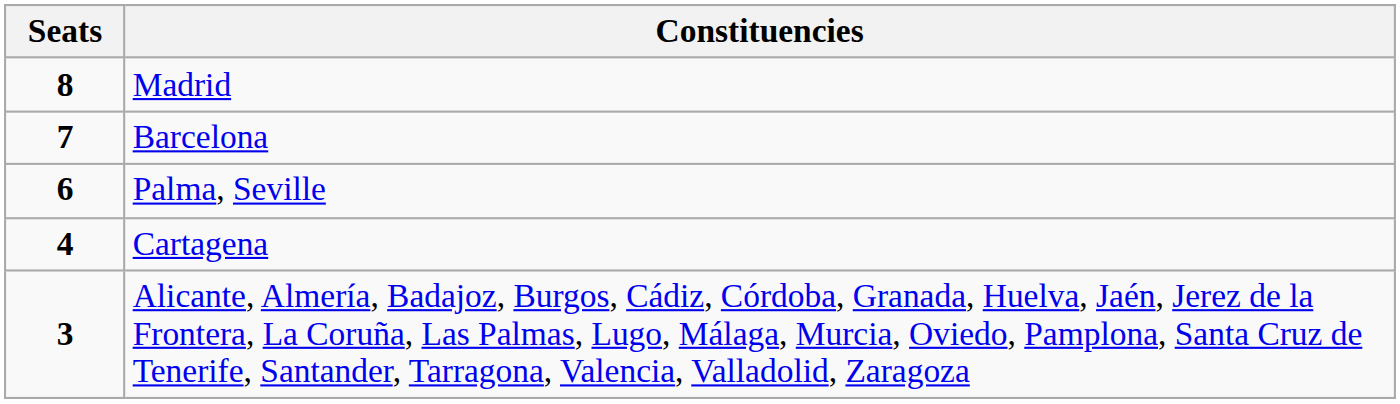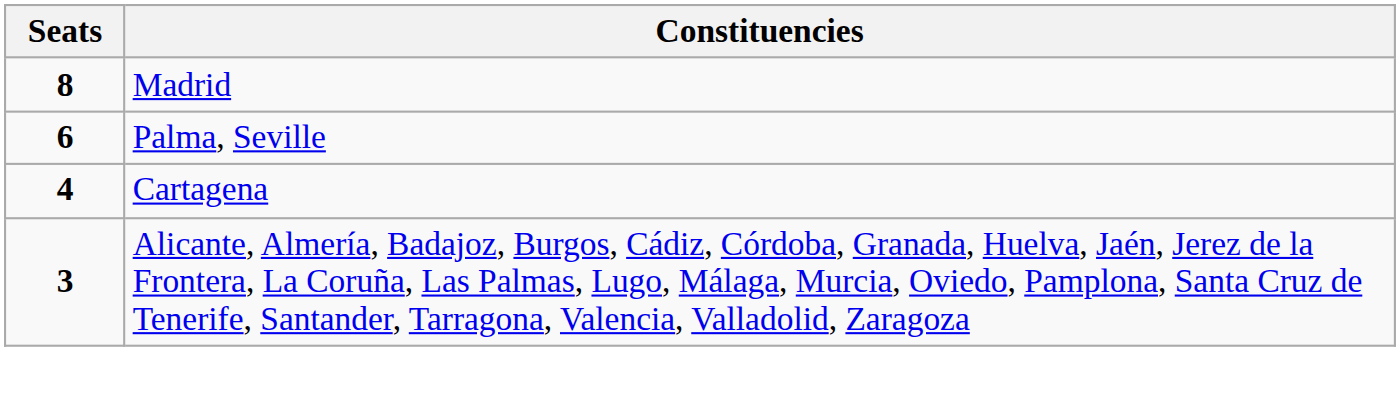- row: (200, 137)
